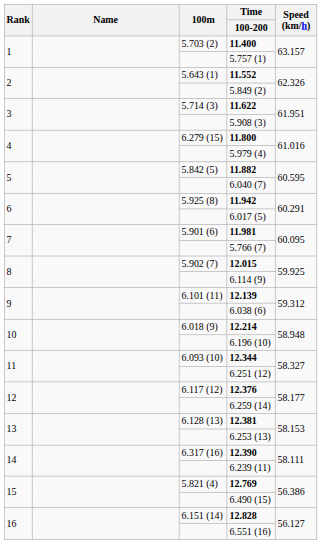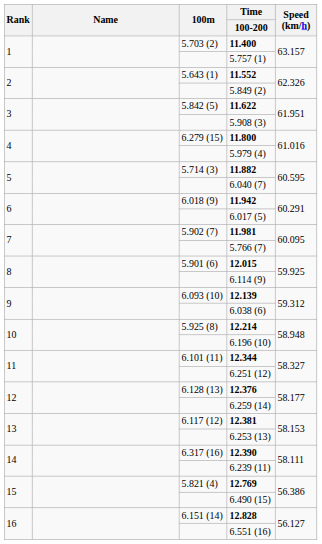(200, 106) 5.714 (3) -> (200, 106) 5.842 (5)
(200, 169) 5.842 (5) -> (200, 169) 5.714 (3)
(200, 201) 5.925 (8) -> (200, 201) 6.018 (9)
(200, 232) 5.901 (6) -> (200, 232) 5.902 (7)
(200, 264) 5.902 (7) -> (200, 264) 5.901 (6)
(202, 295) 6.101 (11) -> (202, 295) 6.093 (10)
(200, 327) 6.018 (9) -> (200, 327) 5.925 (8)
(202, 358) 6.093 (10) -> (202, 358) 6.101 (11)
(202, 389) 6.117 (12) -> (202, 389) 6.128 (13)
(202, 421) 6.128 (13) -> (202, 421) 6.117 (12)
